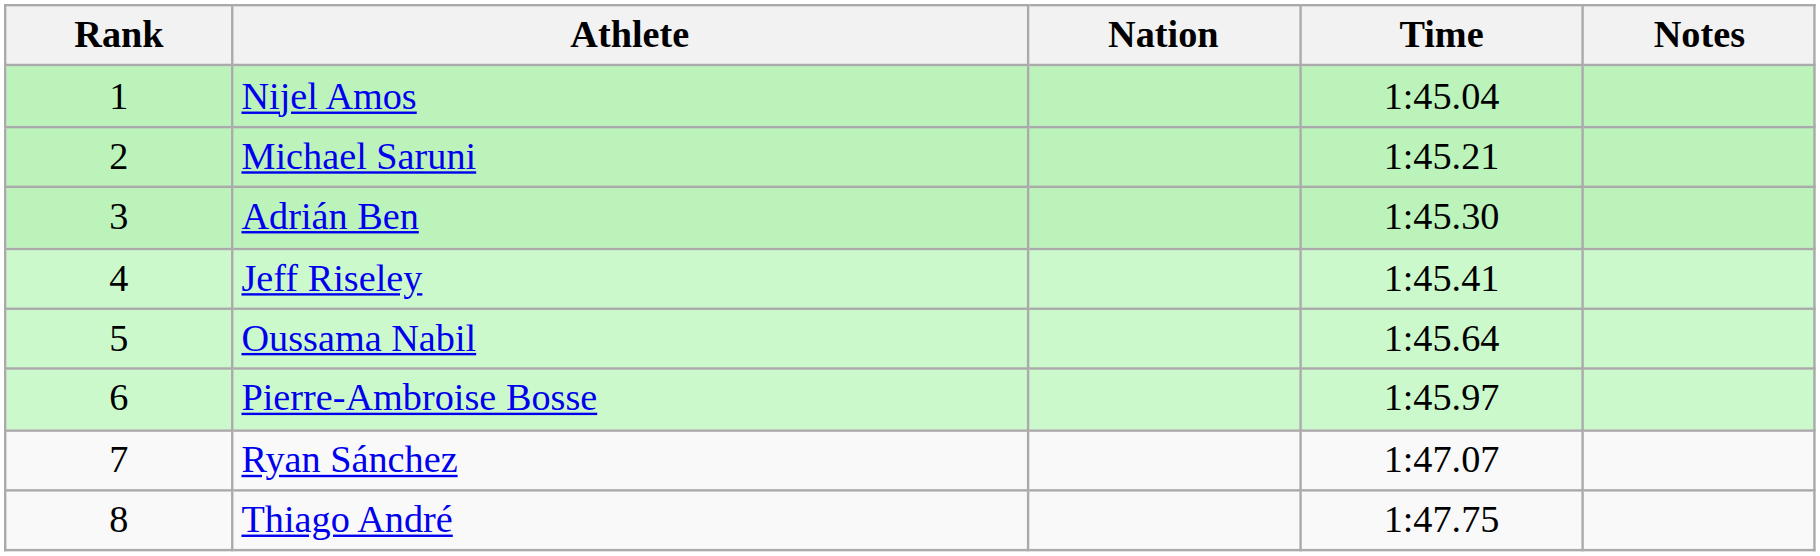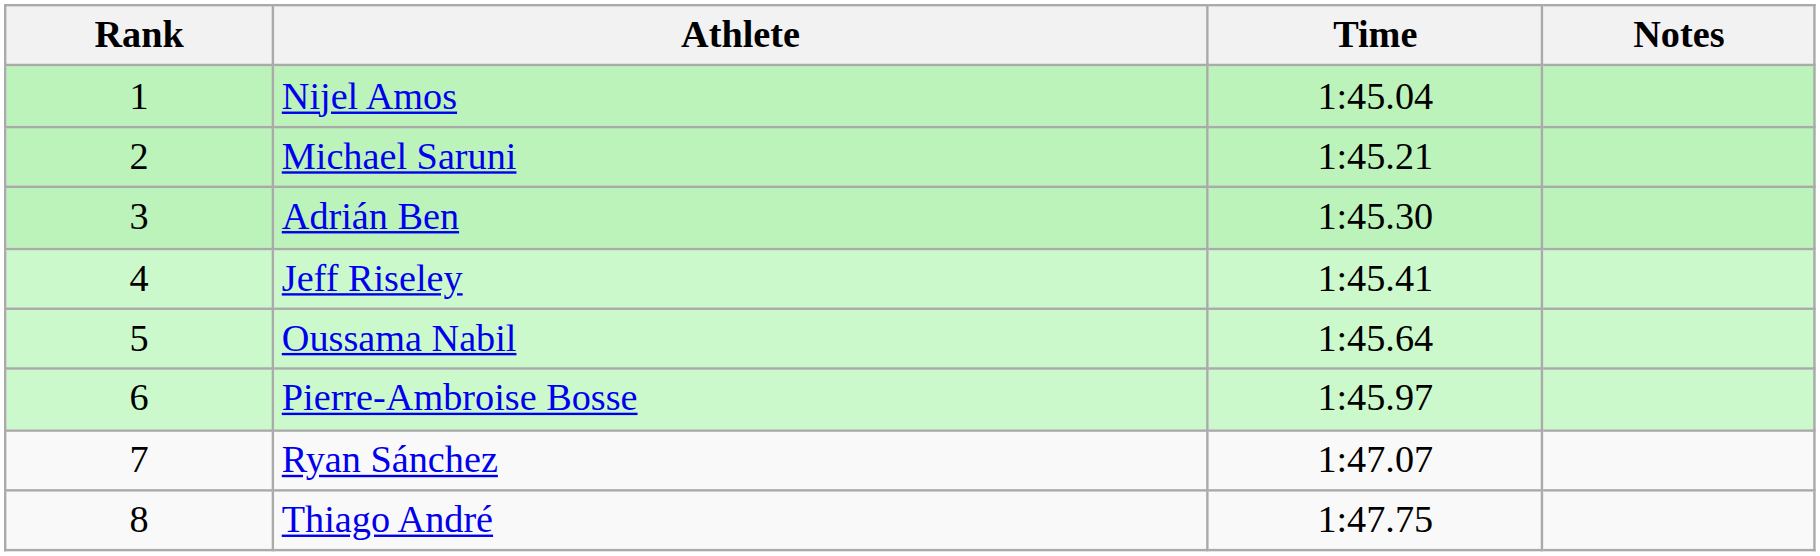- column: (1163, 34)
